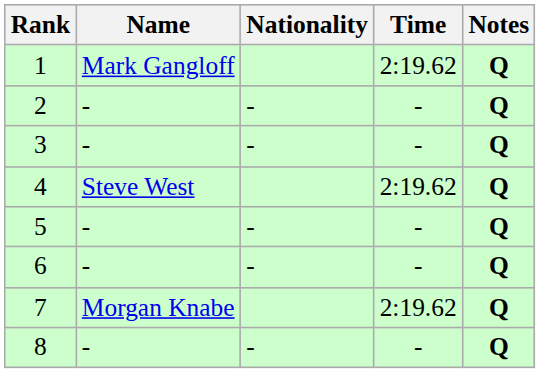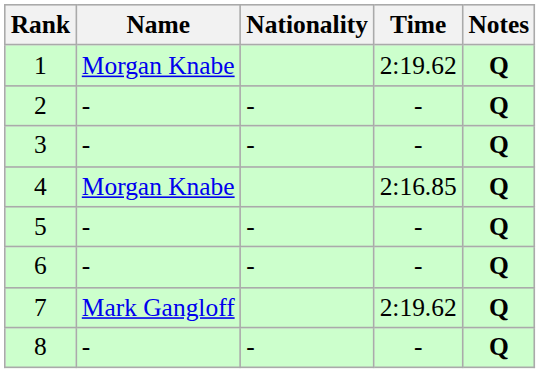(158, 65) Mark Gangloff -> (158, 65) Morgan Knabe
(138, 186) Steve West -> (158, 186) Morgan Knabe
(418, 186) 2:19.62 -> (418, 186) 2:16.85
(158, 307) Morgan Knabe -> (158, 307) Mark Gangloff
